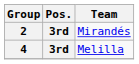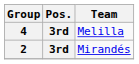rows swapped: (24, 31) <-> (24, 49)
